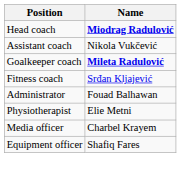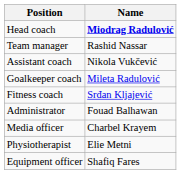+ row: (37, 45)
(126, 62) bold -> (124, 78) normal
rows swapped: (39, 111) <-> (35, 128)
